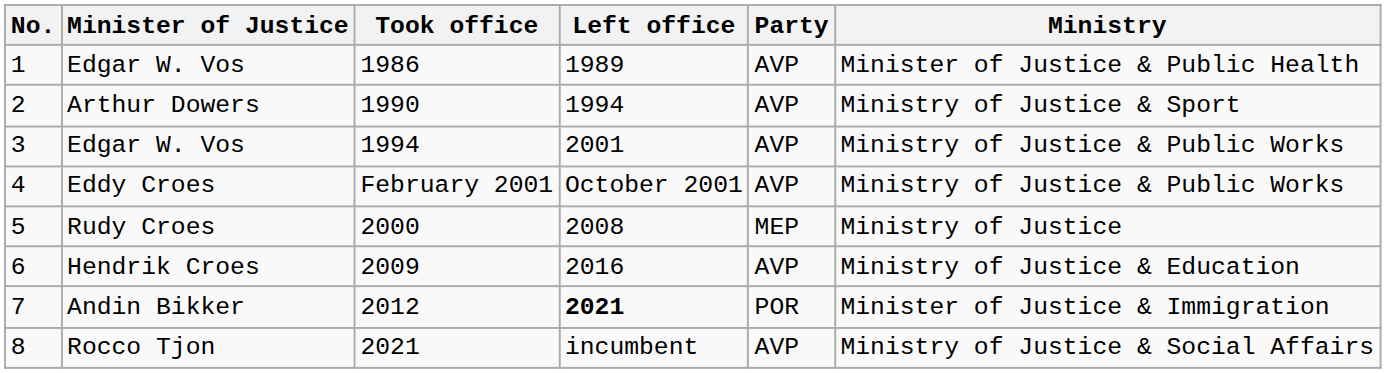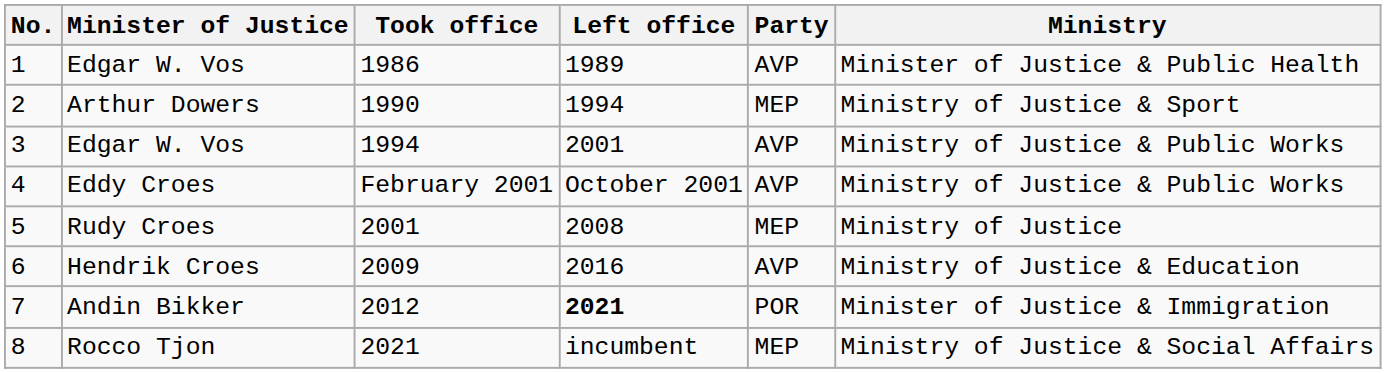(777, 106) AVP -> (777, 106) MEP
(390, 226) 2000 -> (390, 226) 2001
(777, 347) AVP -> (777, 347) MEP
